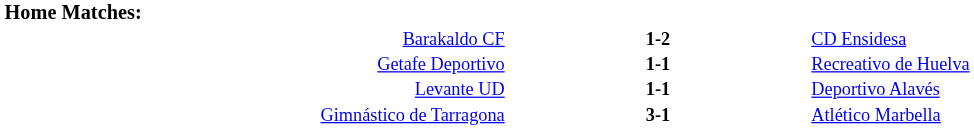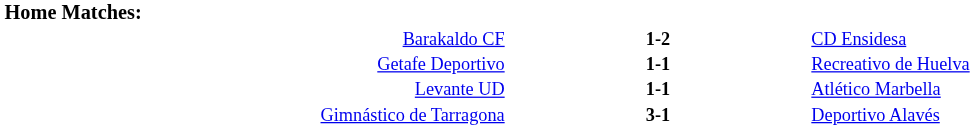(876, 89) Deportivo Alavés -> (876, 89) Atlético Marbella
(876, 114) Atlético Marbella -> (876, 114) Deportivo Alavés
